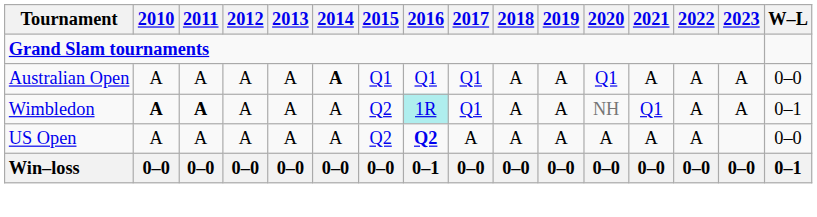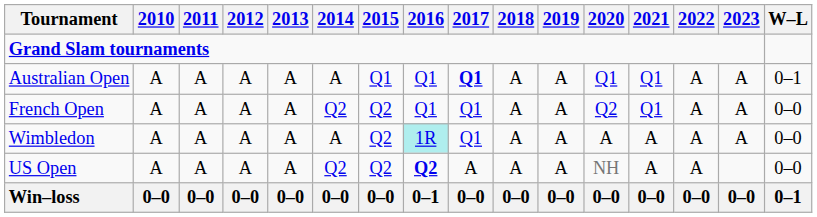(336, 78) bold -> (336, 78) normal
(471, 78) normal -> (471, 78) bold
(651, 78) A -> (651, 78) Q1
(788, 78) 0–0 -> (788, 78) 0–1
+ row: (56, 108)
(156, 108) bold -> (156, 137) normal
(201, 108) bold -> (201, 137) normal
(606, 108) NH -> (606, 137) A
(651, 108) Q1 -> (651, 137) A
(788, 108) 0–1 -> (788, 137) 0–0
(336, 137) A -> (336, 167) Q2
(606, 137) A -> (606, 167) NH
